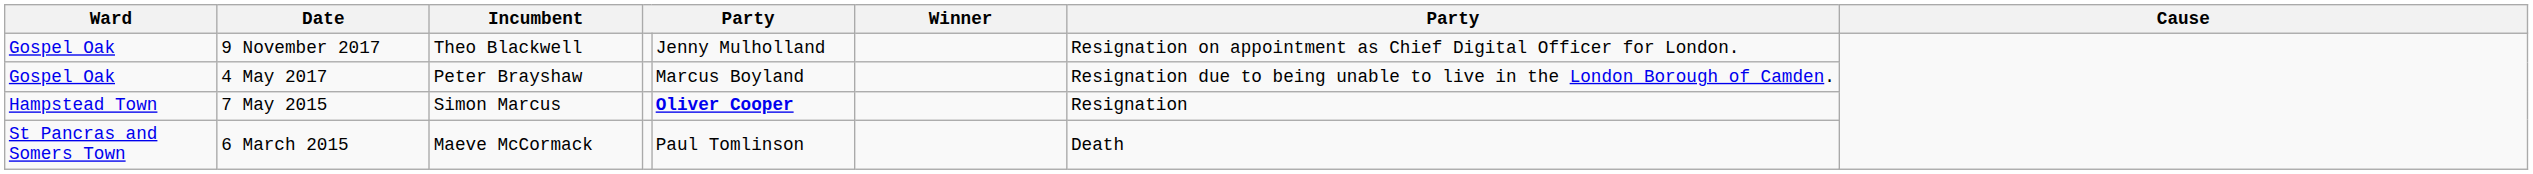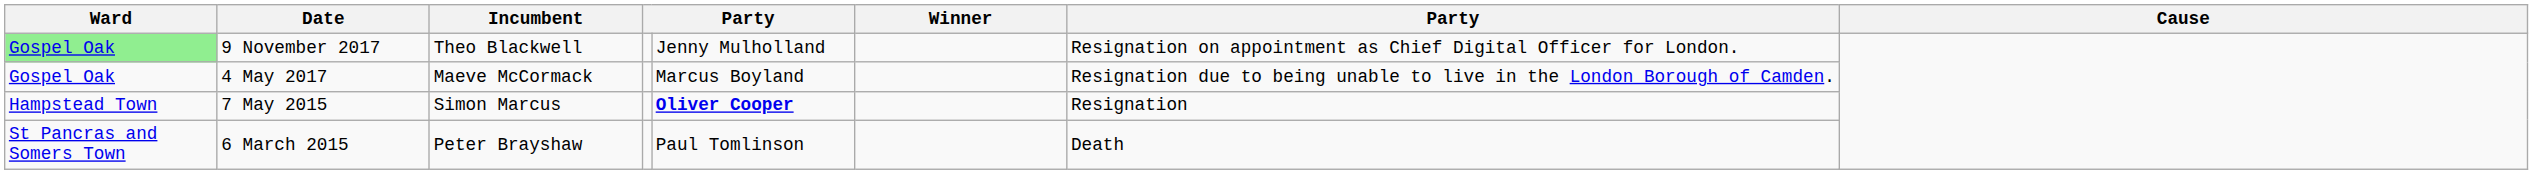(62, 48) no background -> (62, 48) lightgreen background
(508, 77) Peter Brayshaw -> (513, 77) Maeve McCormack
(513, 145) Maeve McCormack -> (508, 145) Peter Brayshaw
